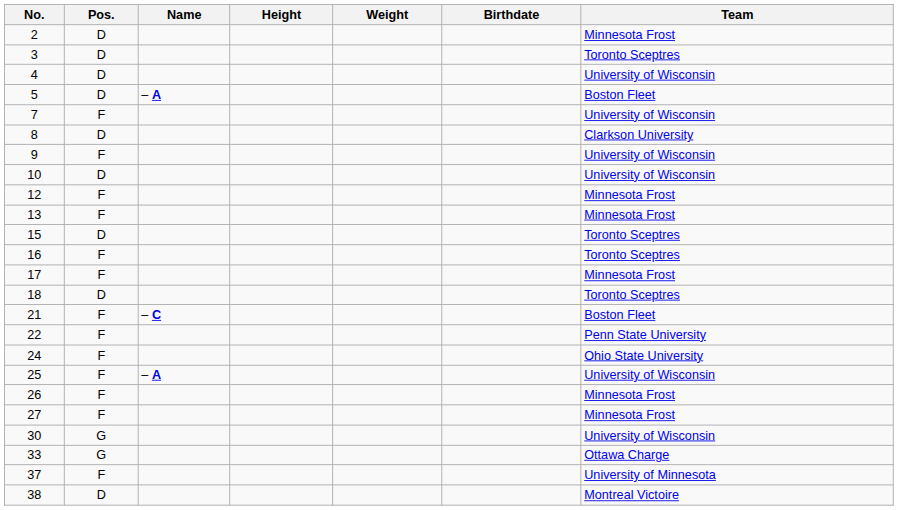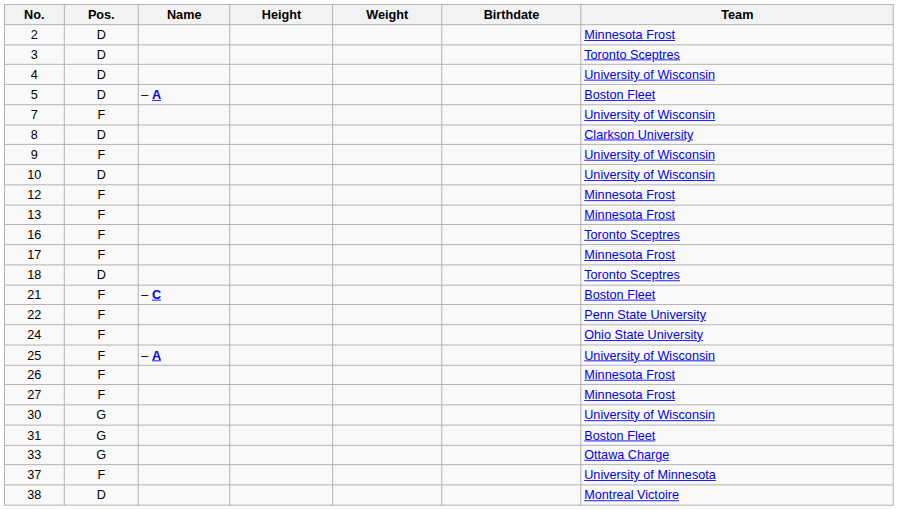- row: (34, 235)
+ row: (34, 435)
